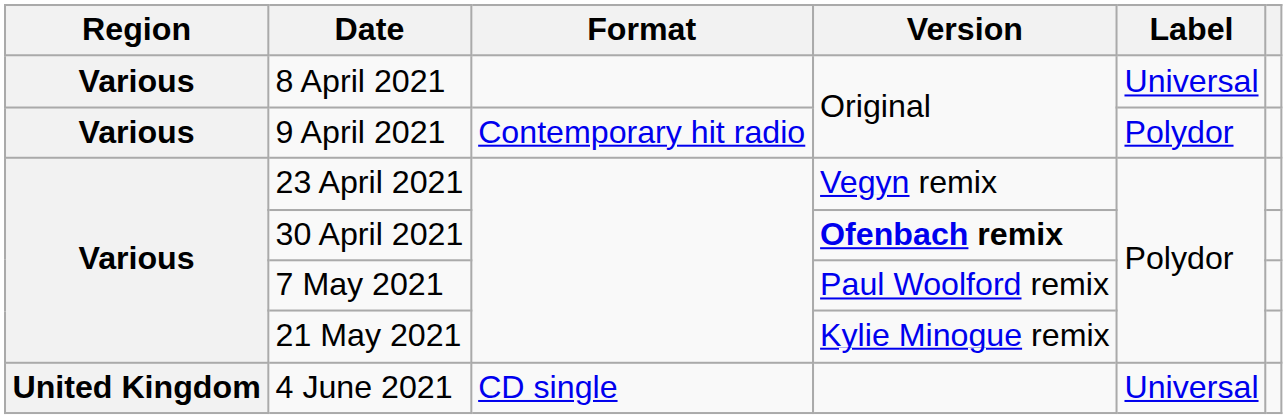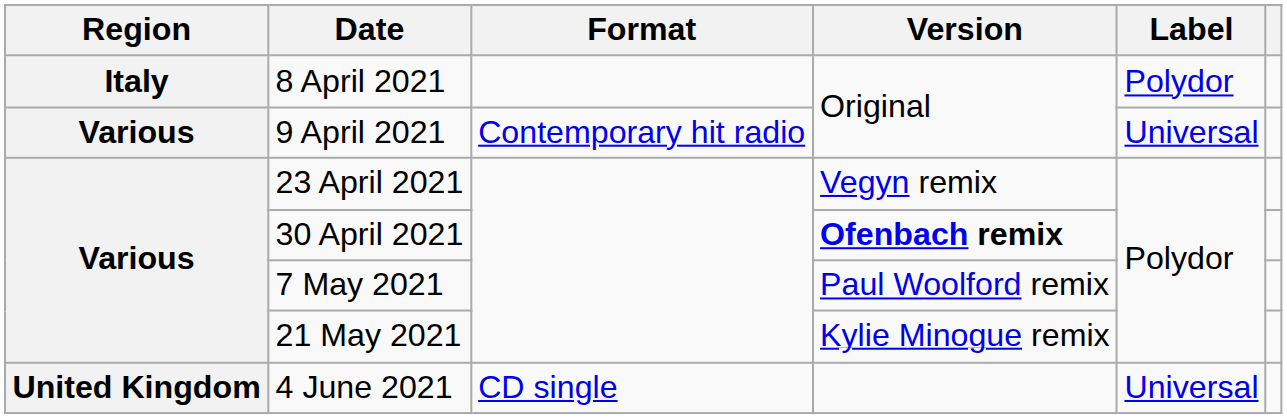(137, 81) Various -> (137, 81) Italy
(1192, 81) Universal -> (1179, 81) Polydor
(1179, 132) Polydor -> (1192, 132) Universal
